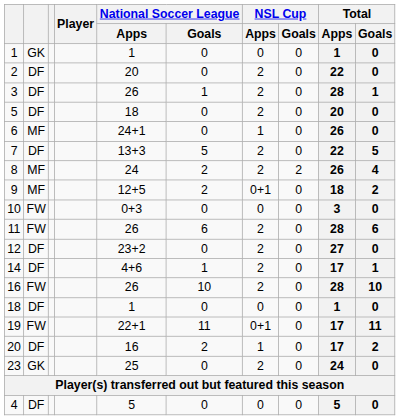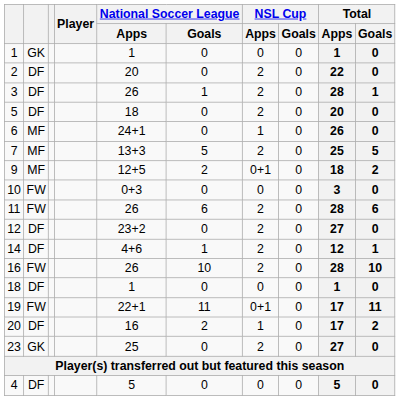(36, 151) DF -> (36, 151) MF
(337, 151) 22 -> (337, 151) 25
- row: (14, 170)
(337, 268) 17 -> (337, 248) 12
(337, 365) 24 -> (337, 346) 27
